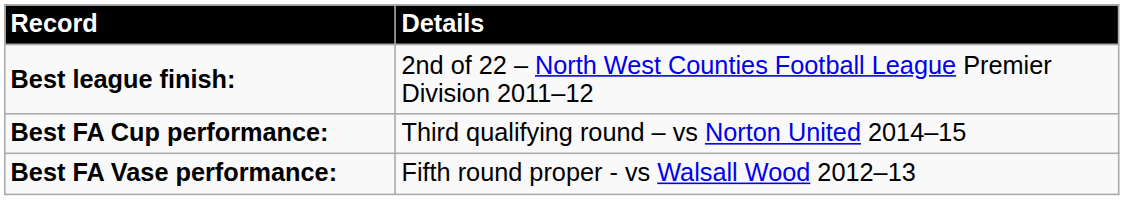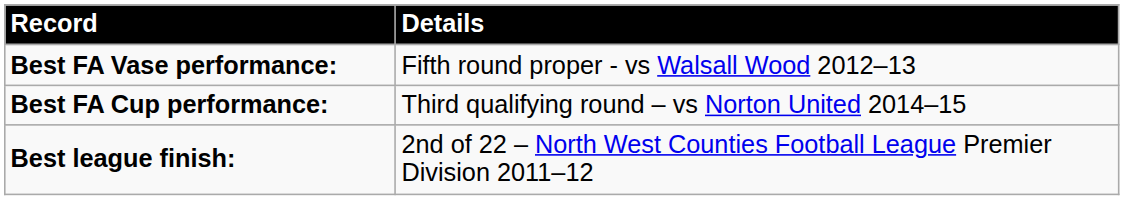rows swapped: (123, 78) <-> (174, 173)
